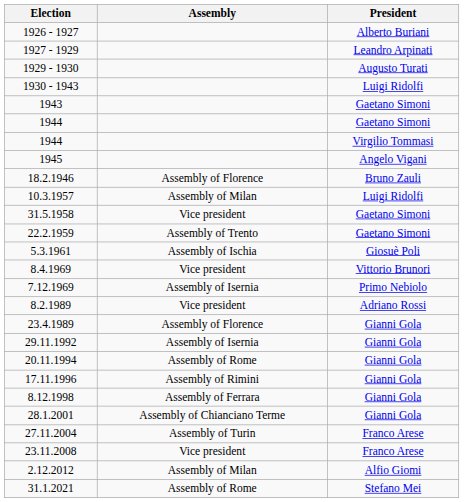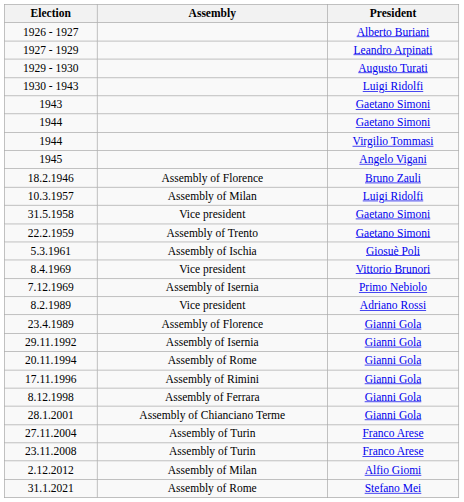(212, 452) Vice president -> (212, 452) Assembly of Turin
